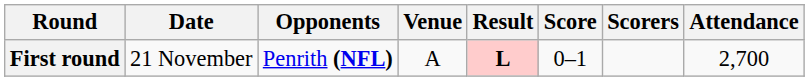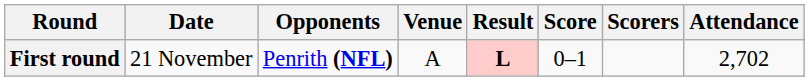(744, 57) 2,700 -> (744, 57) 2,702
